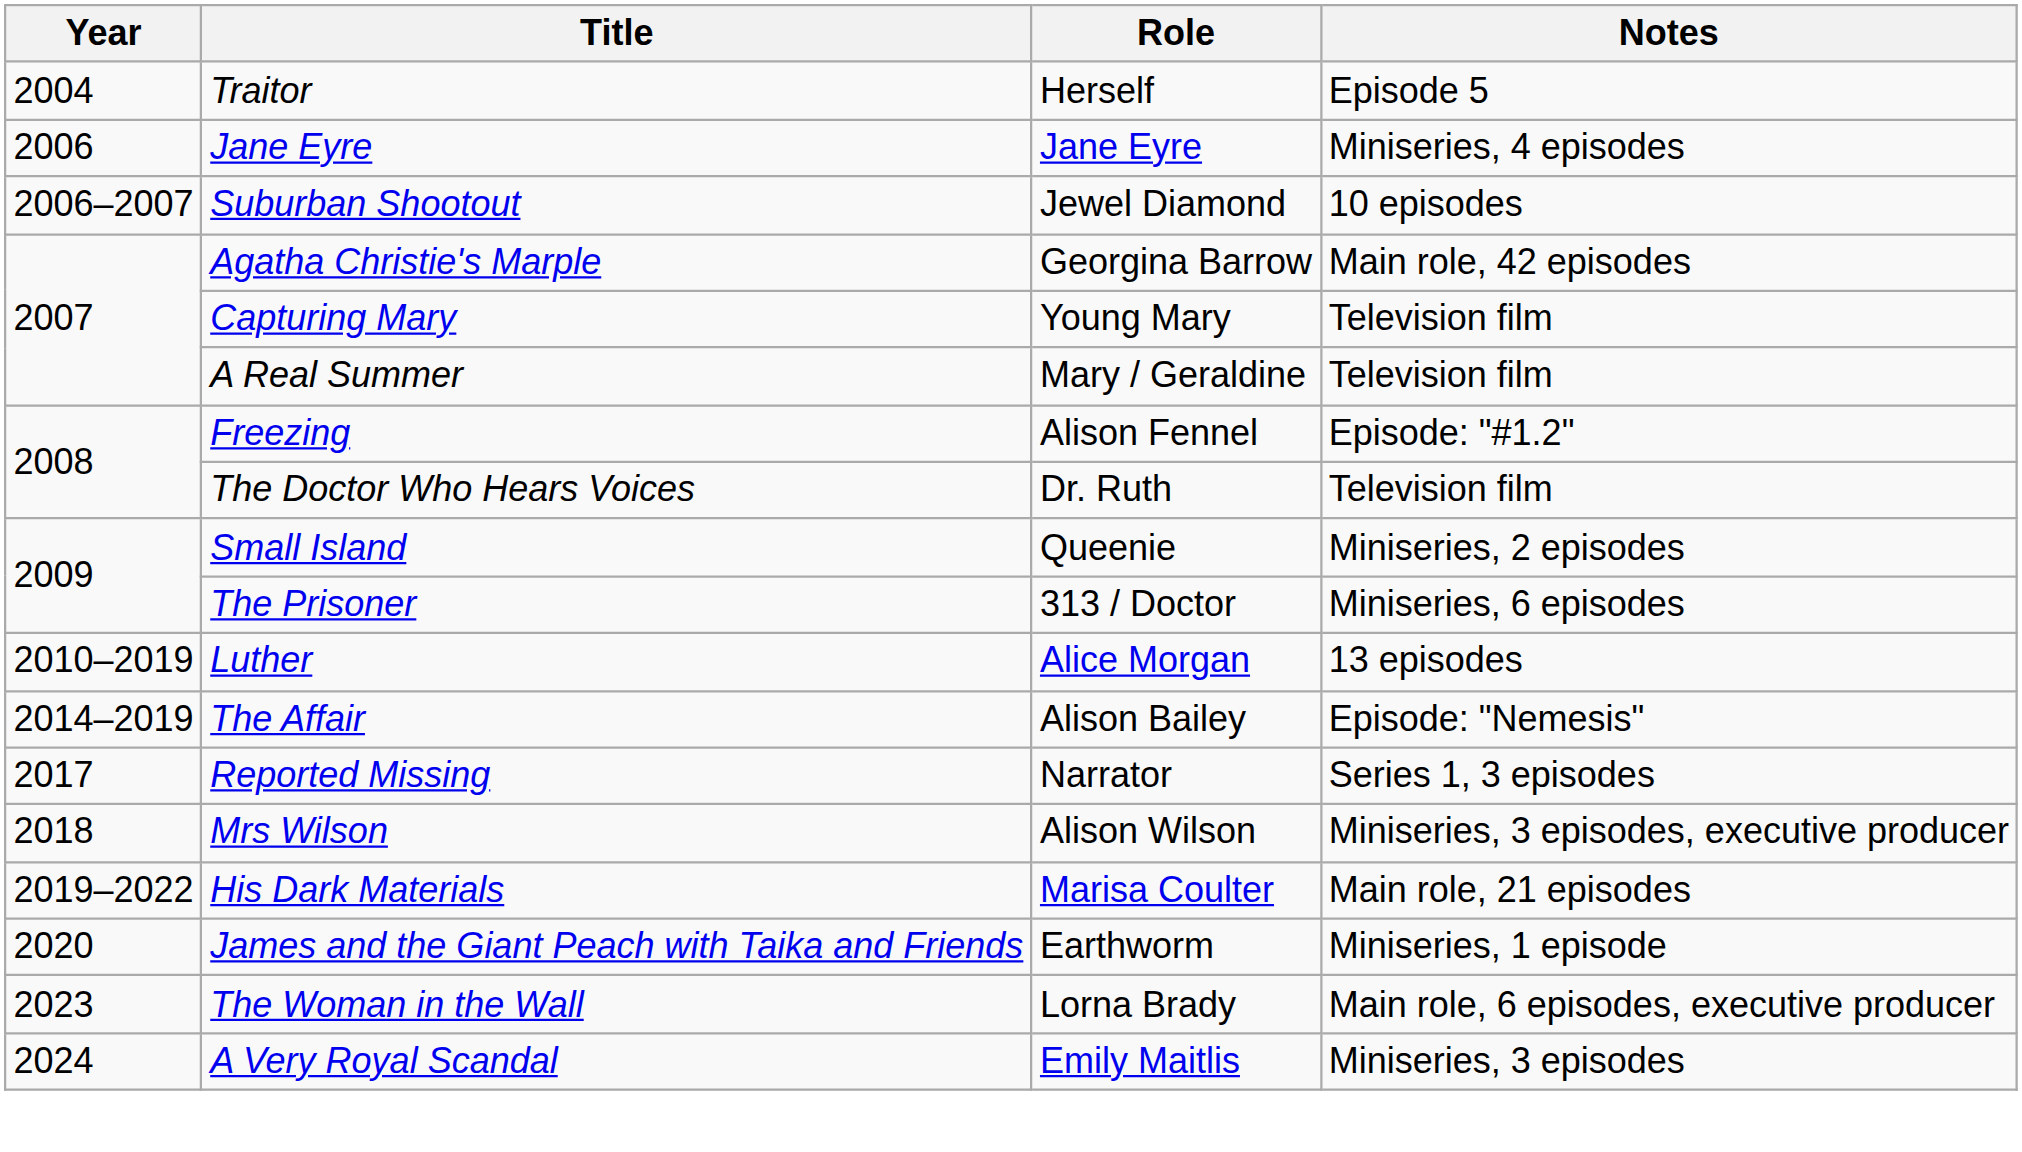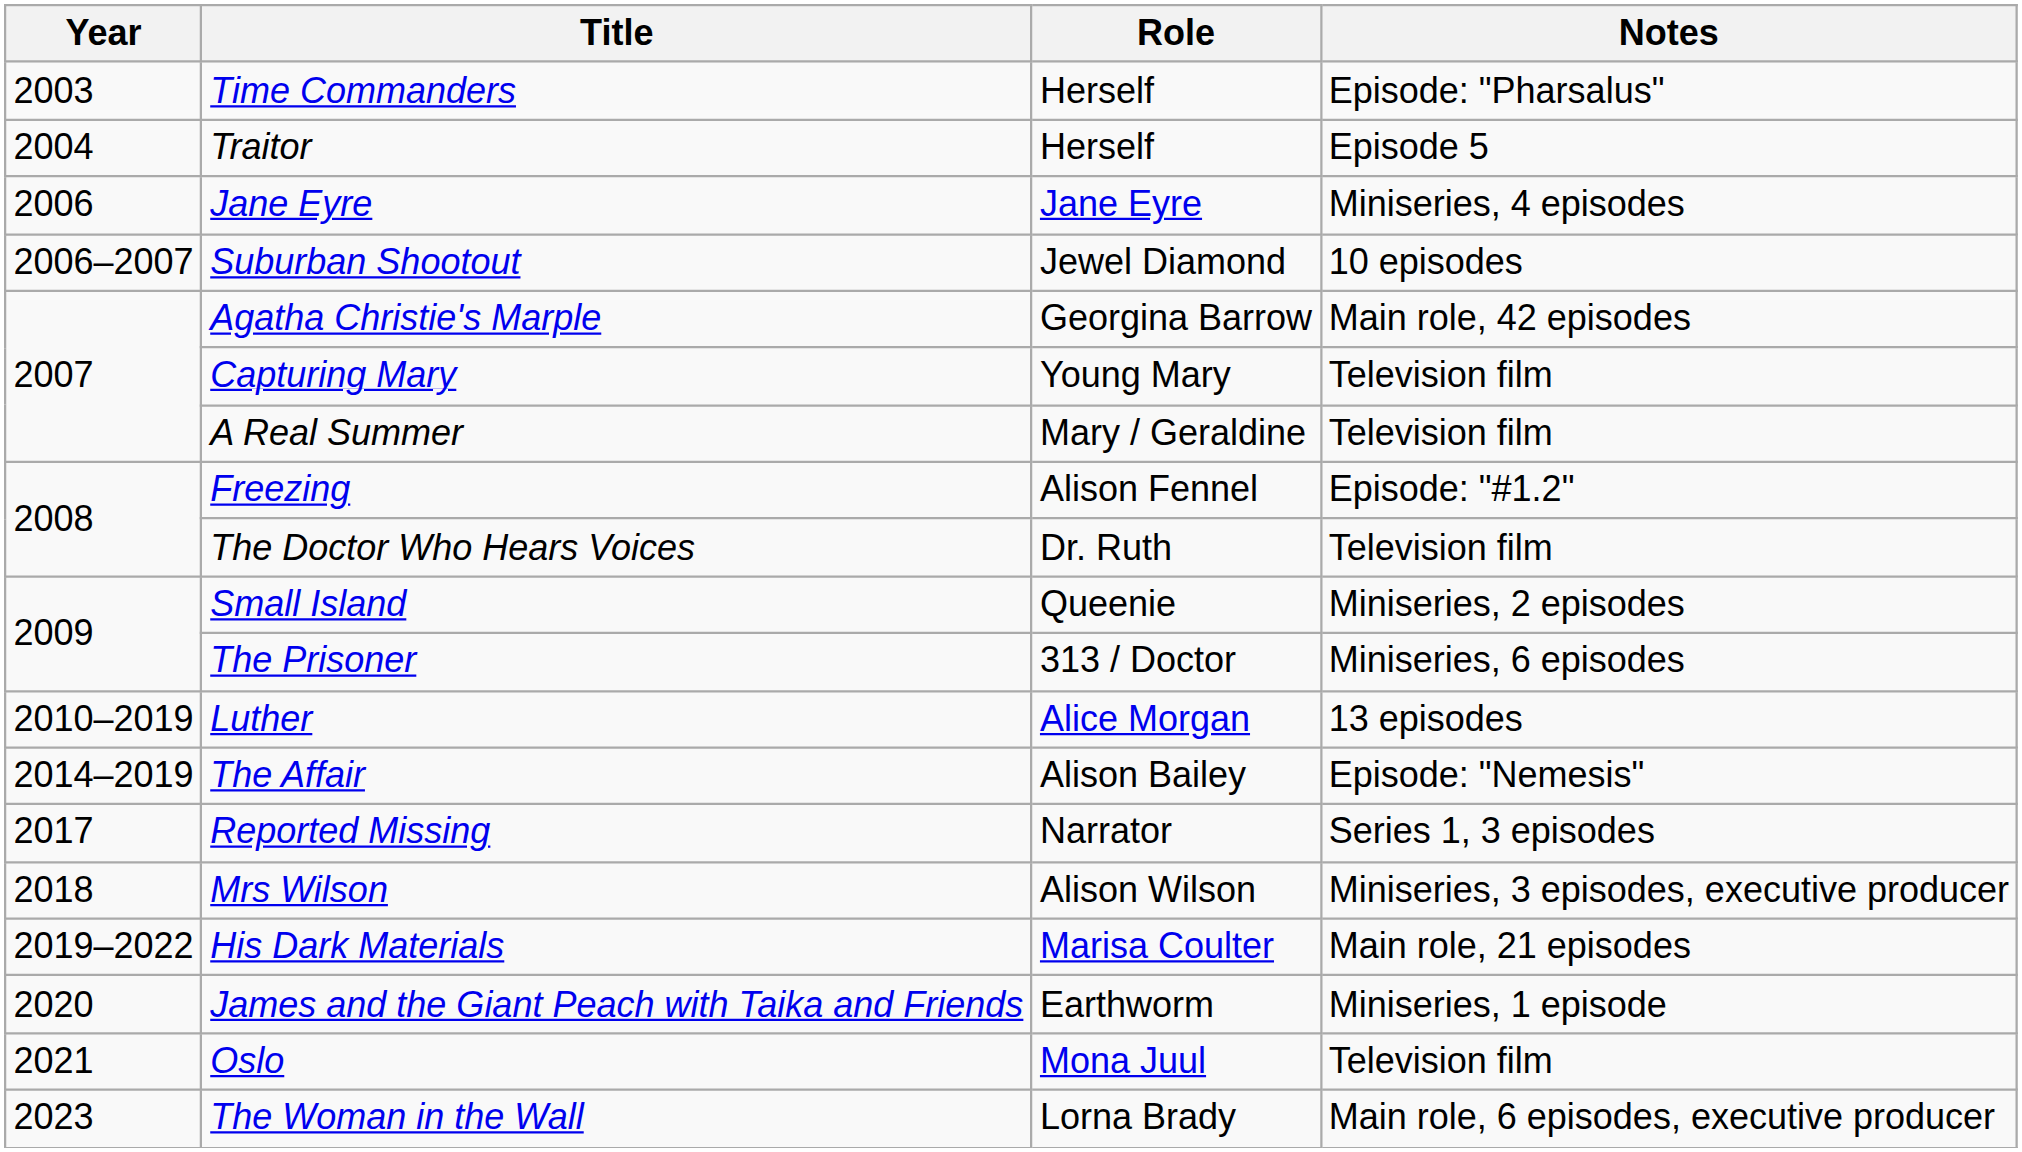+ row: (363, 90)
+ row: (247, 1060)
- row: (384, 1060)
